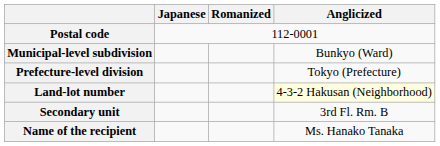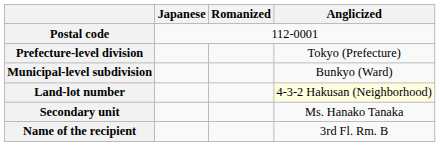rows swapped: (80, 72) <-> (80, 53)
(354, 111) 3rd Fl. Rm. B -> (354, 111) Ms. Hanako Tanaka
(354, 131) Ms. Hanako Tanaka -> (354, 131) 3rd Fl. Rm. B
